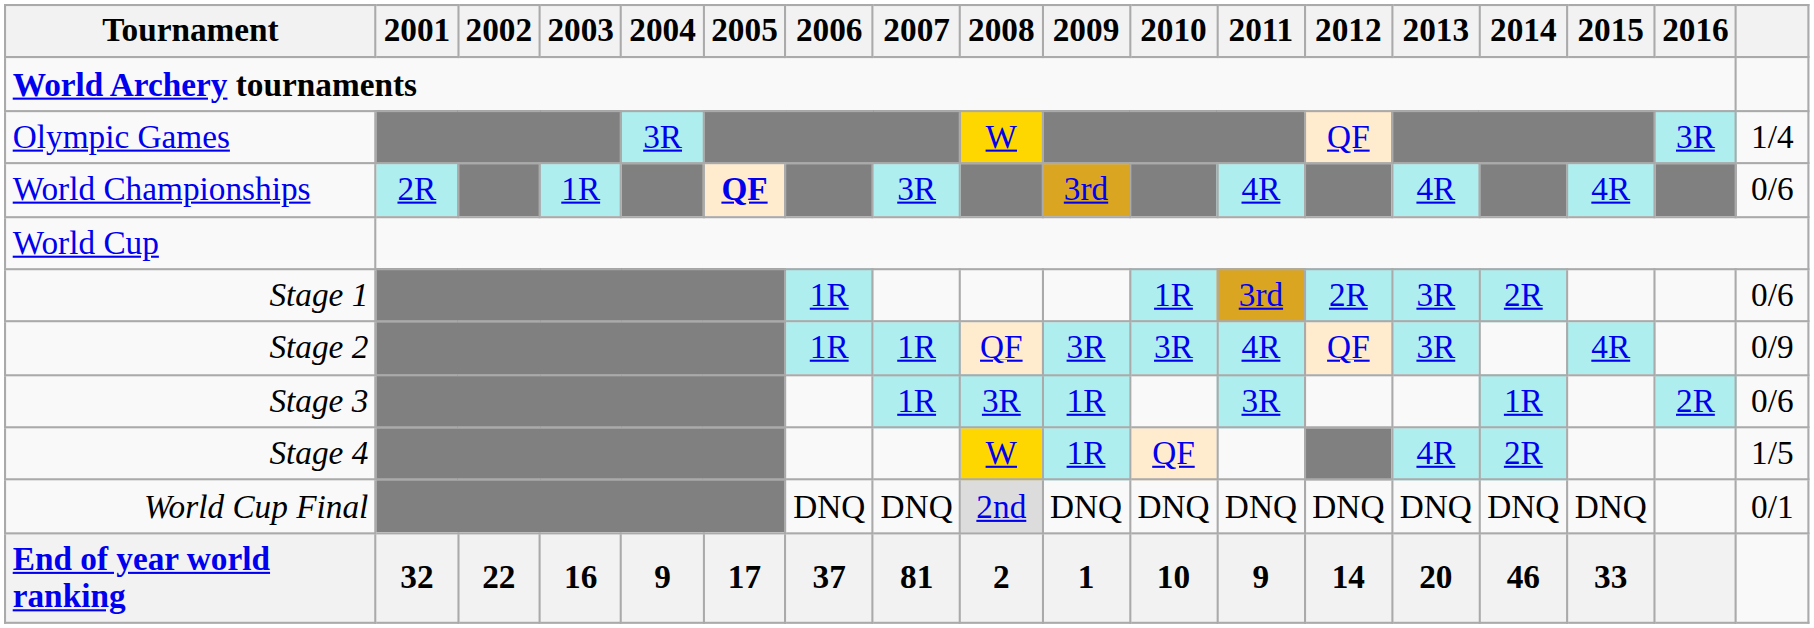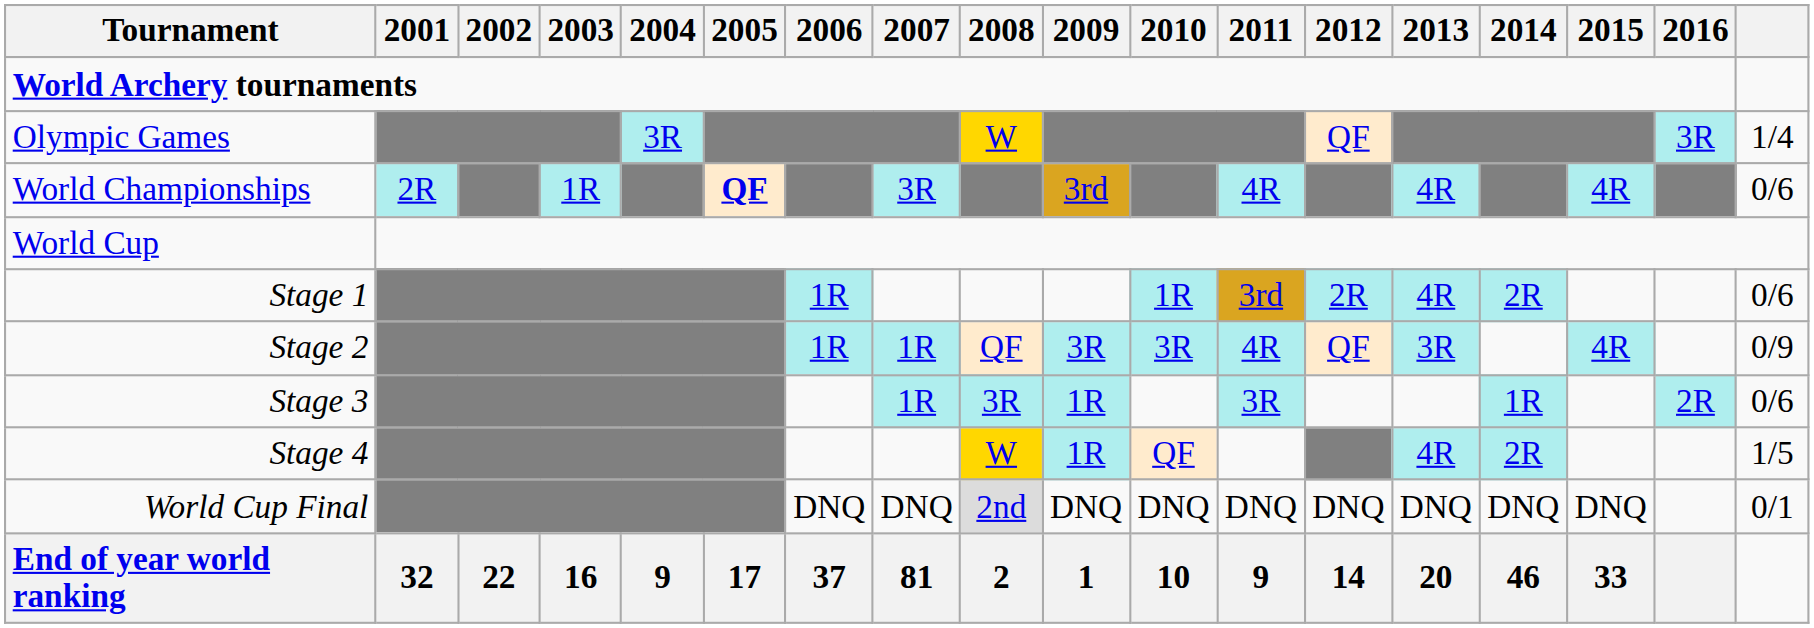(1436, 294) 3R -> (1436, 294) 4R
